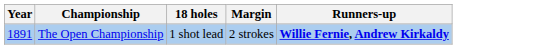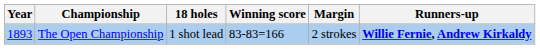+ column: (267, 14)
(20, 34) 1891 -> (20, 34) 1893
